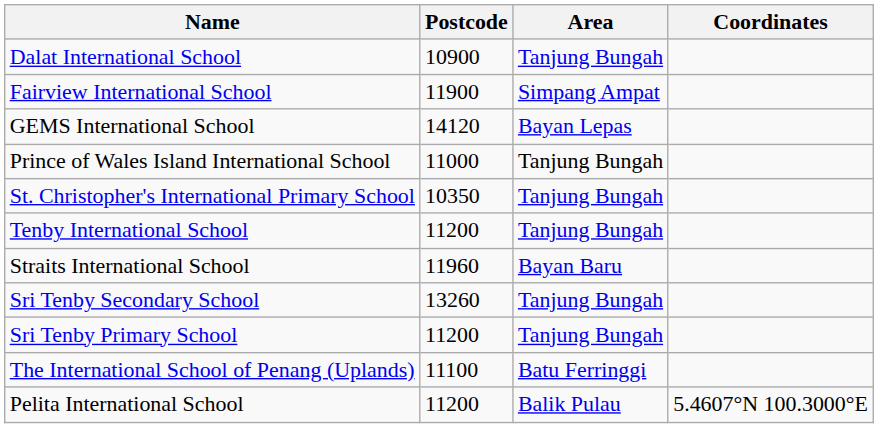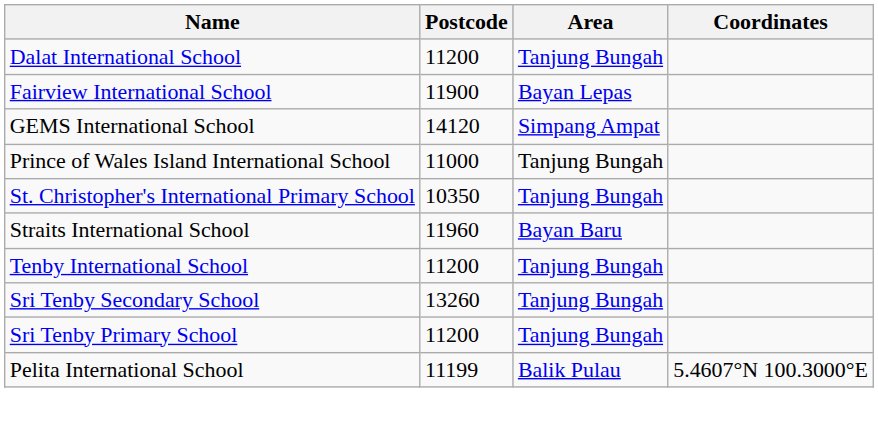(452, 56) 10900 -> (452, 56) 11200
(589, 91) Simpang Ampat -> (575, 91) Bayan Lepas
(575, 126) Bayan Lepas -> (589, 126) Simpang Ampat
rows swapped: (130, 265) <-> (129, 230)
- row: (212, 369)
(452, 404) 11200 -> (452, 369) 11199
